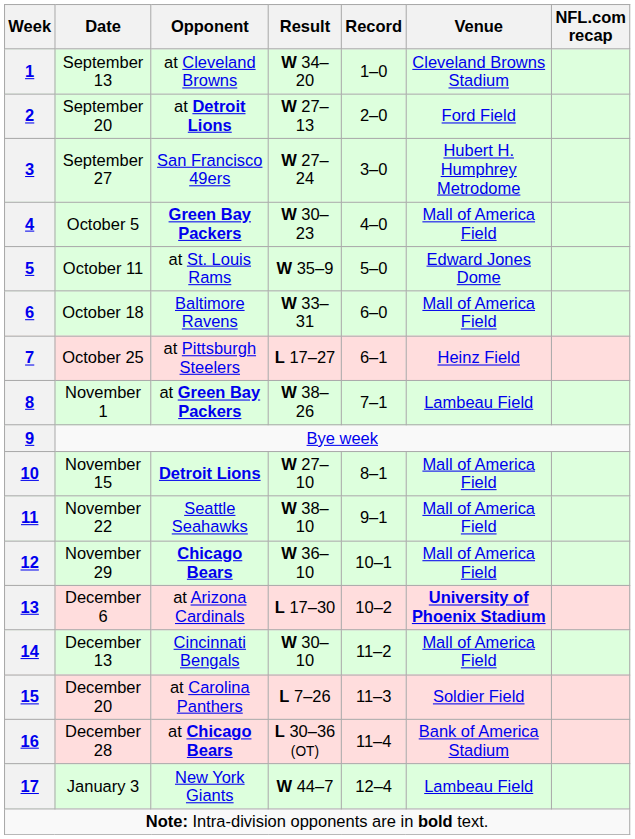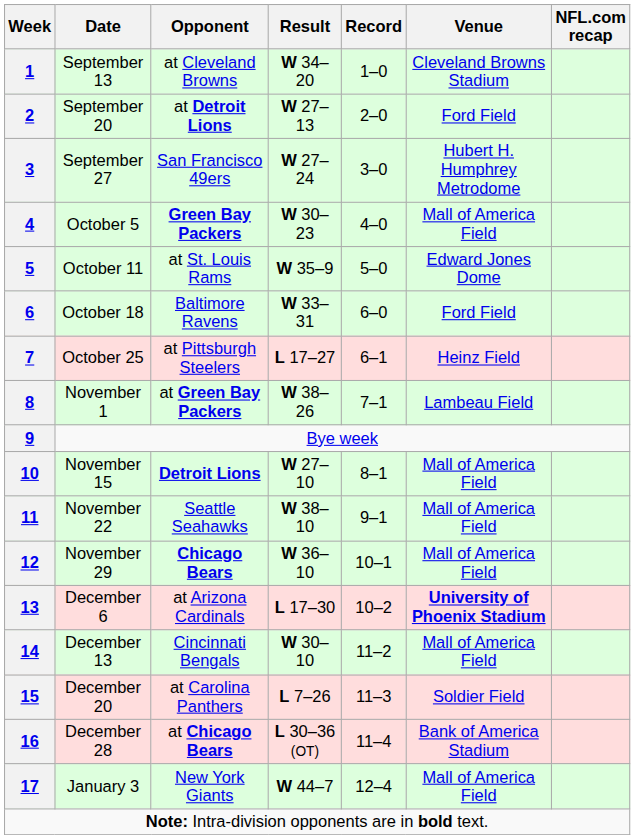(479, 313) Mall of America Field -> (479, 313) Ford Field
(479, 786) Lambeau Field -> (479, 786) Mall of America Field
